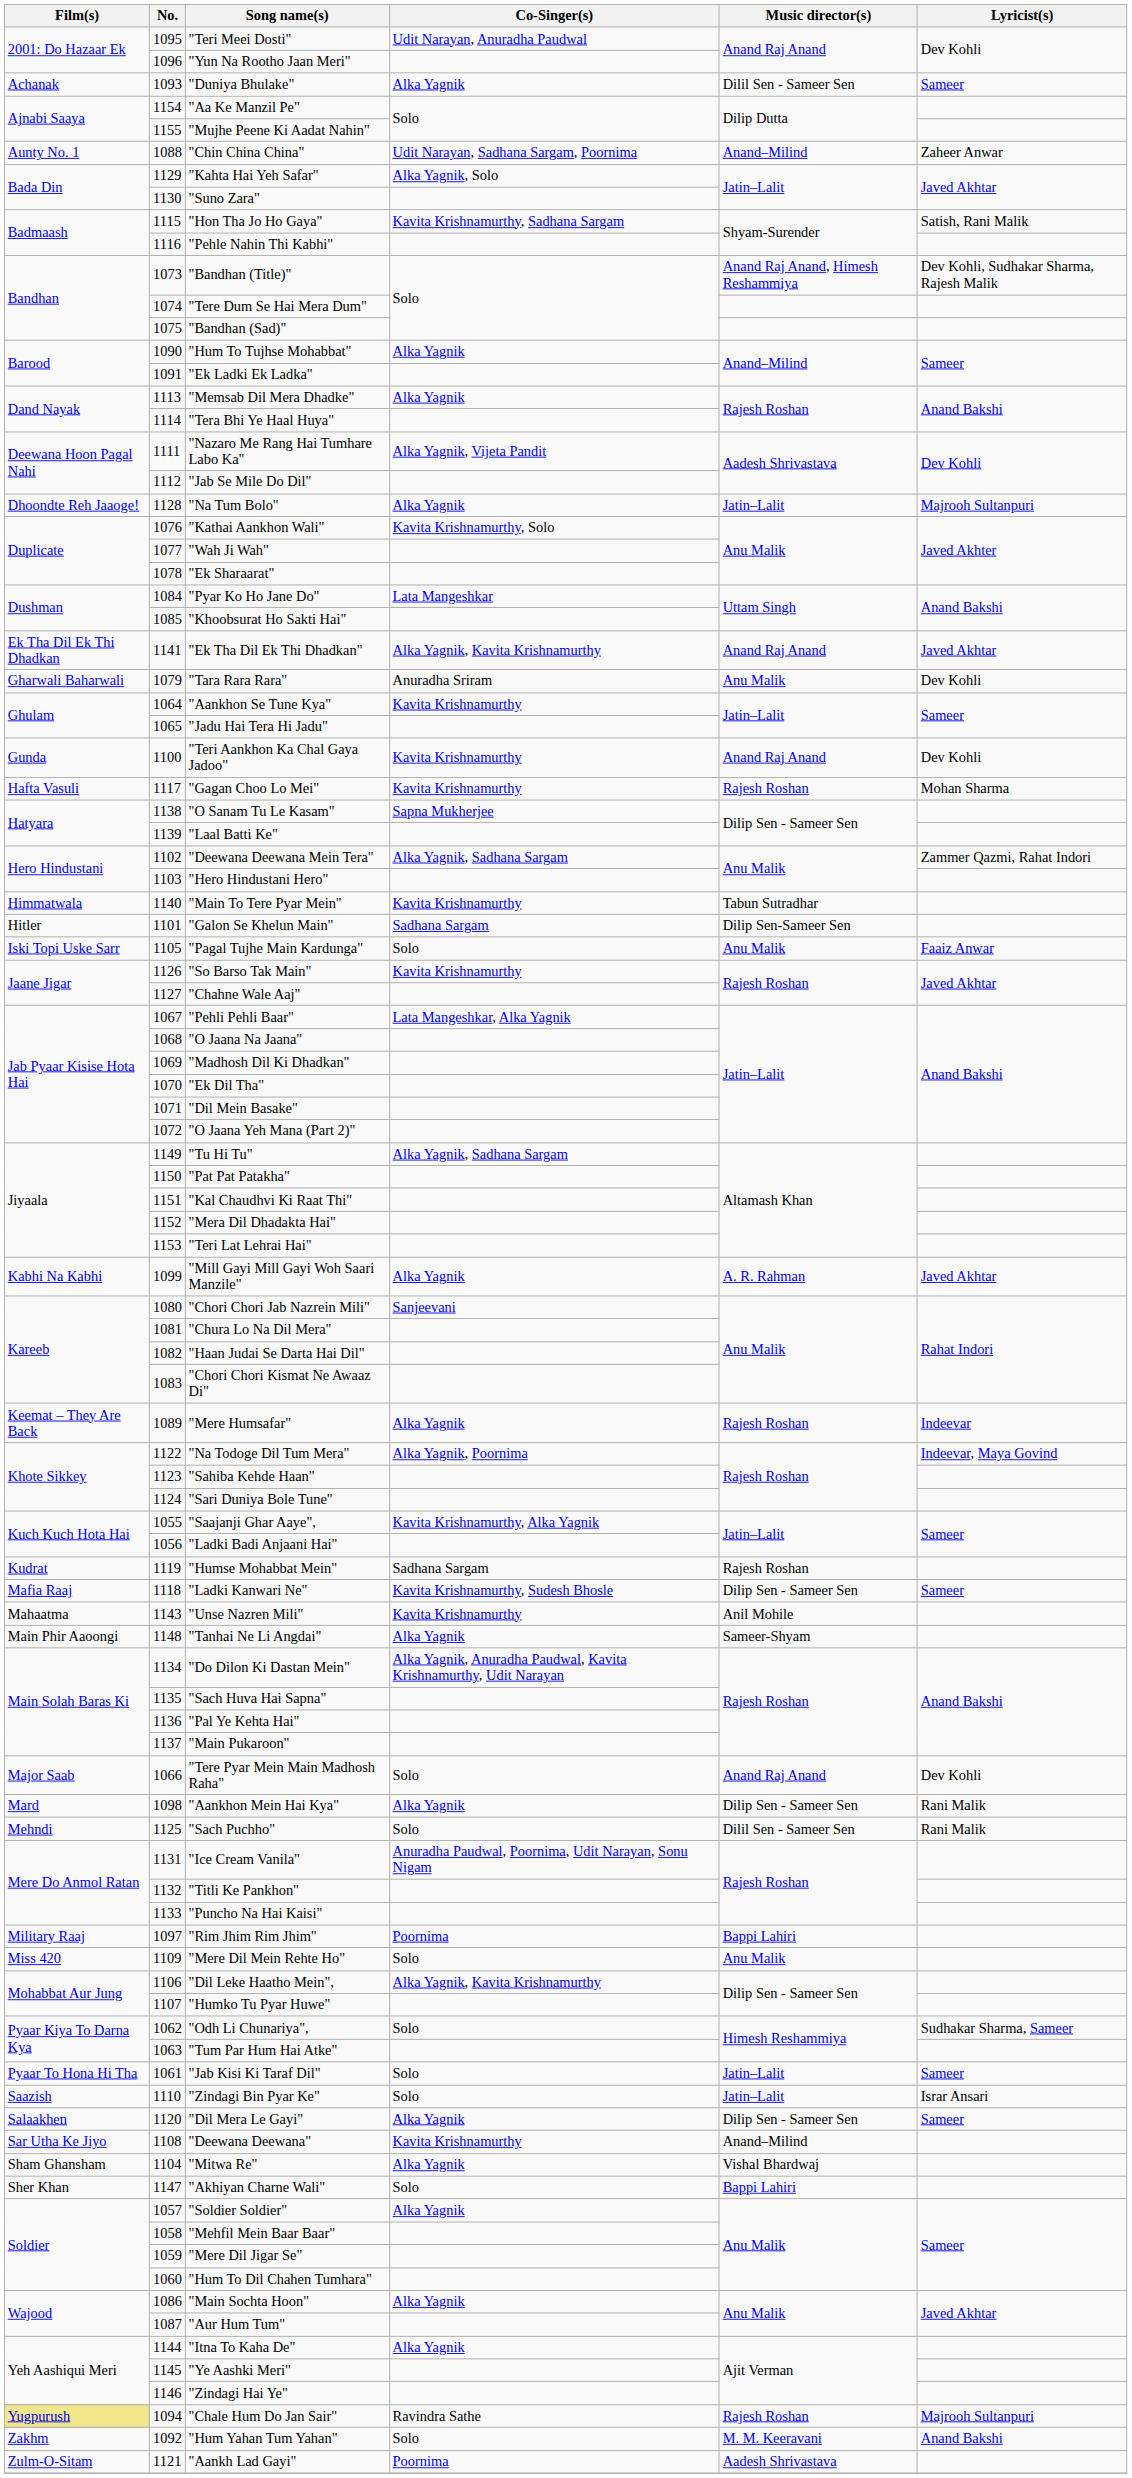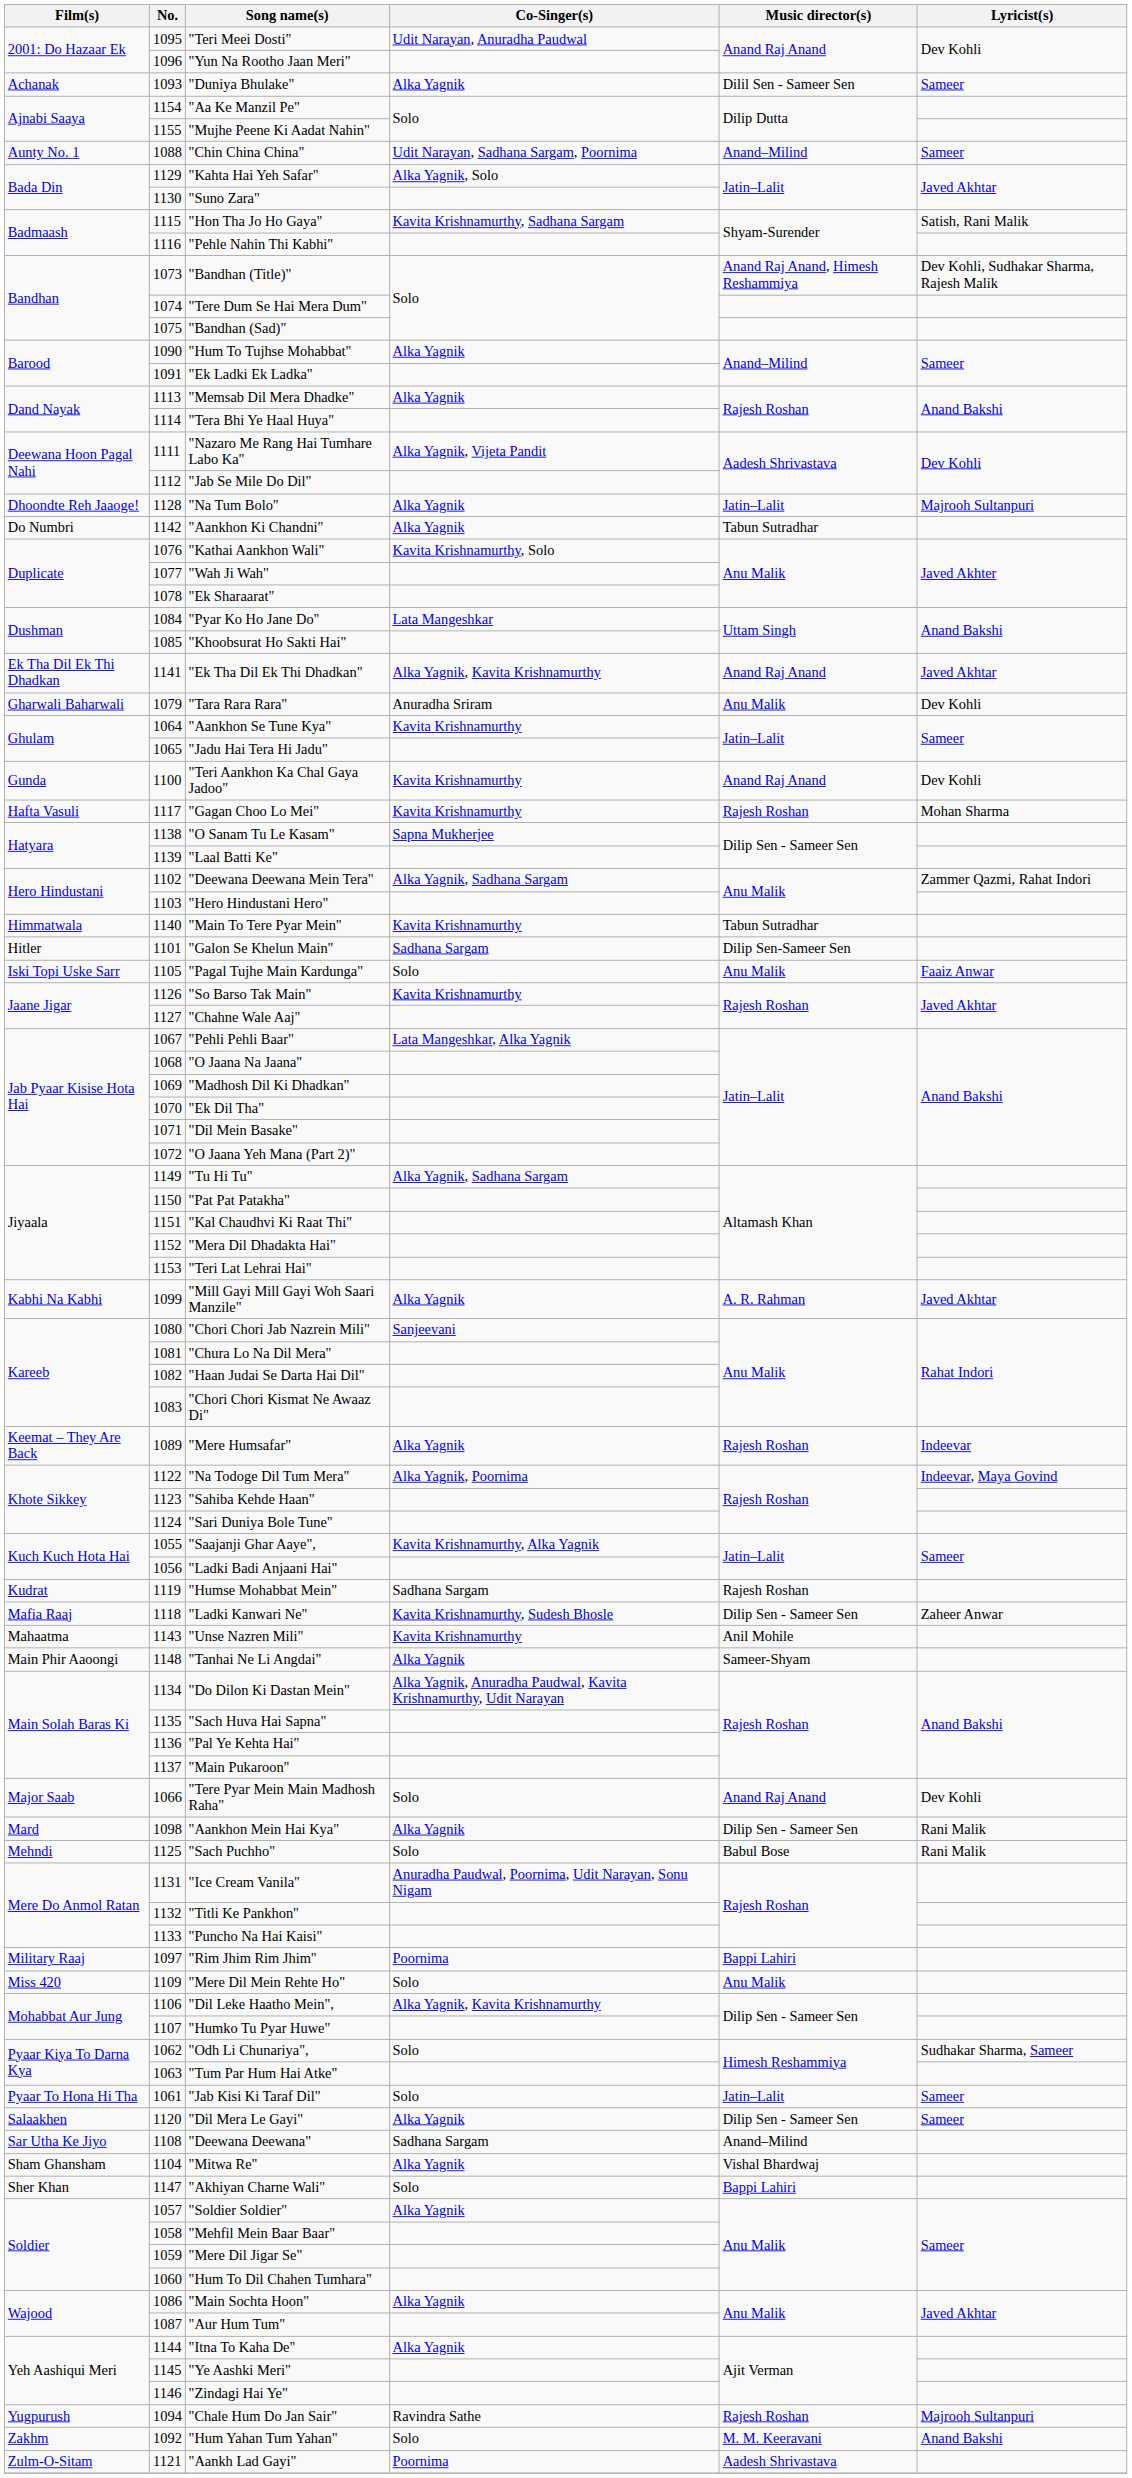(962, 152) Zaheer Anwar -> (942, 152) Sameer
+ row: (256, 527)
(942, 1590) Sameer -> (962, 1613) Zaheer Anwar
(789, 1828) Dilil Sen - Sameer Sen -> (756, 1851) Babul Bose
- row: (254, 2096)
(457, 2141) Kavita Krishnamurthy -> (441, 2141) Sadhana Sargam
(39, 2415) khaki background -> (39, 2415) no background
